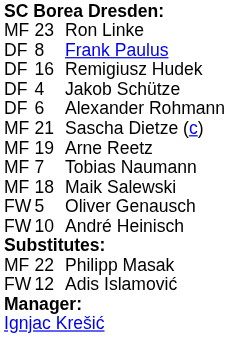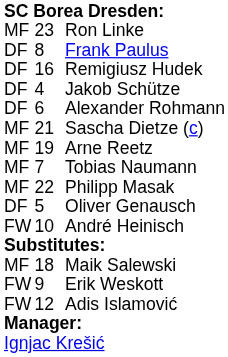rows swapped: (120, 265) <-> (121, 186)
(18, 206) FW -> (16, 206) DF
+ row: (114, 284)
